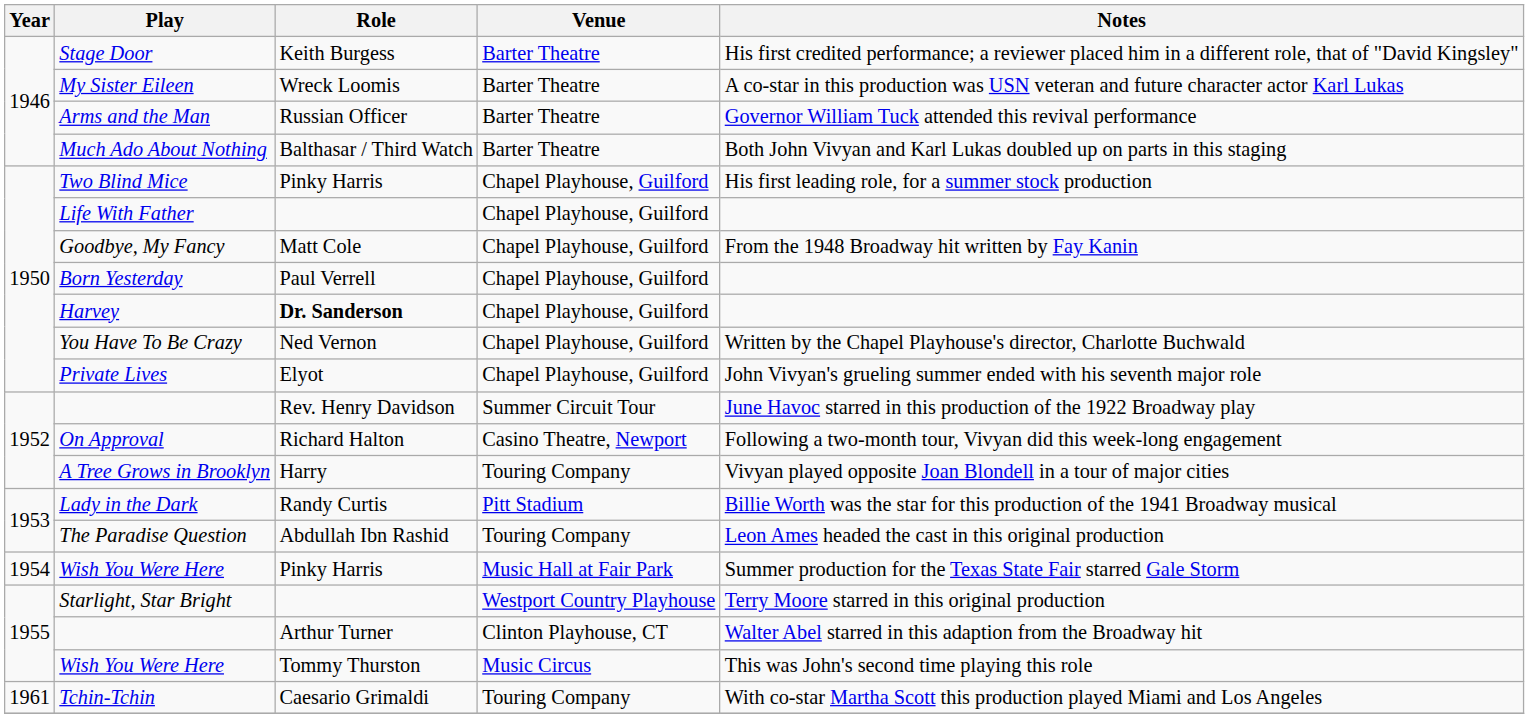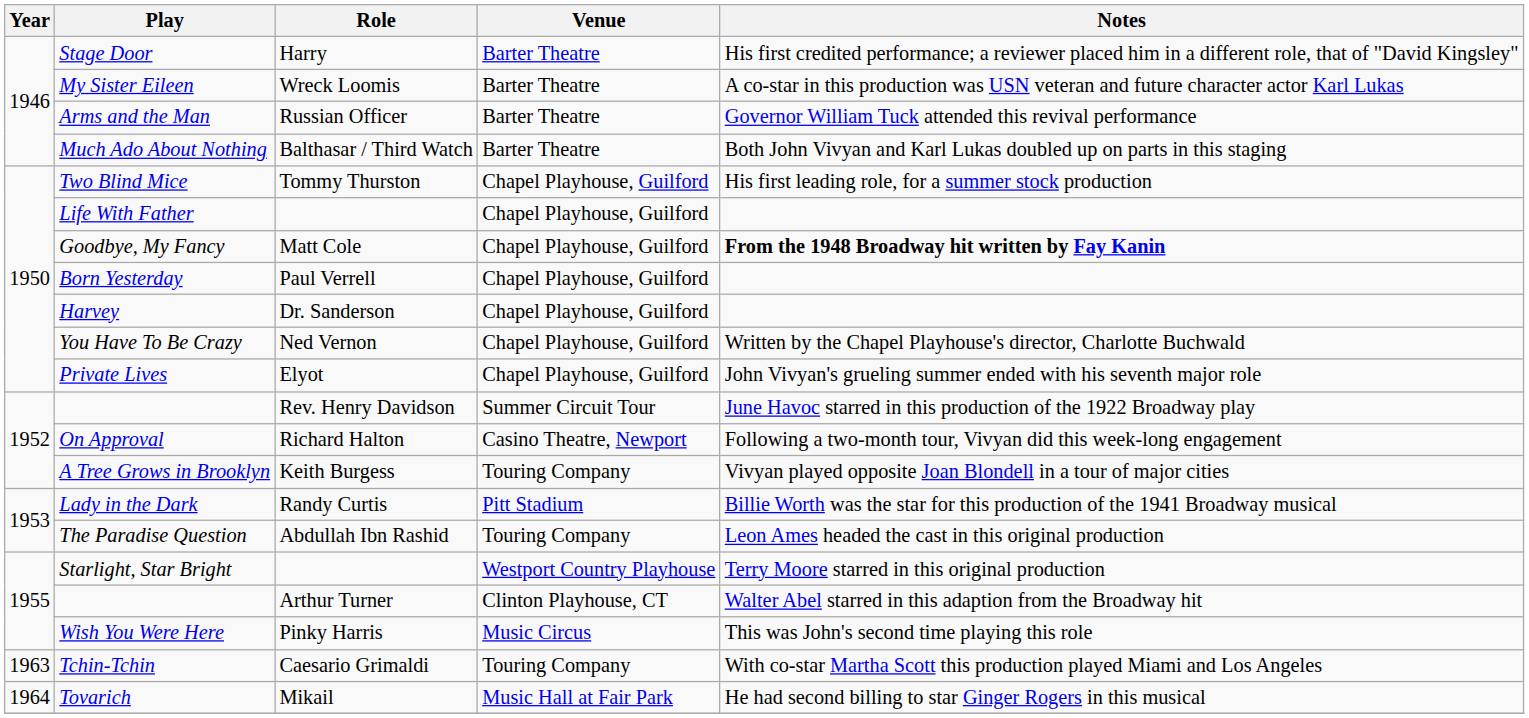(337, 52) Keith Burgess -> (303, 52) Harry
(331, 181) Pinky Harris -> (350, 181) Tommy Thurston
(931, 246) normal -> (945, 246) bold
(341, 310) bold -> (337, 310) normal
(303, 471) Harry -> (337, 471) Keith Burgess
- row: (142, 568)
(350, 665) Tommy Thurston -> (331, 632) Pinky Harris
(30, 697) 1961 -> (30, 665) 1963
+ row: (95, 697)
